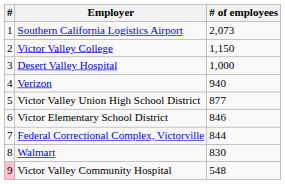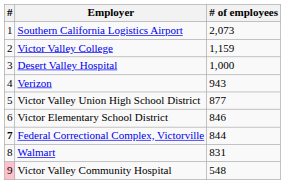(222, 48) 1,150 -> (222, 48) 1,159
(218, 83) 940 -> (218, 83) 943
(10, 135) normal -> (10, 135) bold
(218, 153) 830 -> (218, 153) 831
